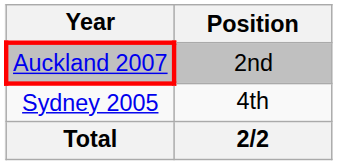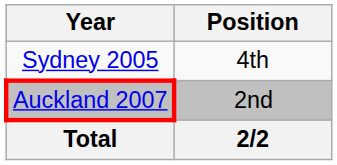rows swapped: (90, 102) <-> (90, 62)
